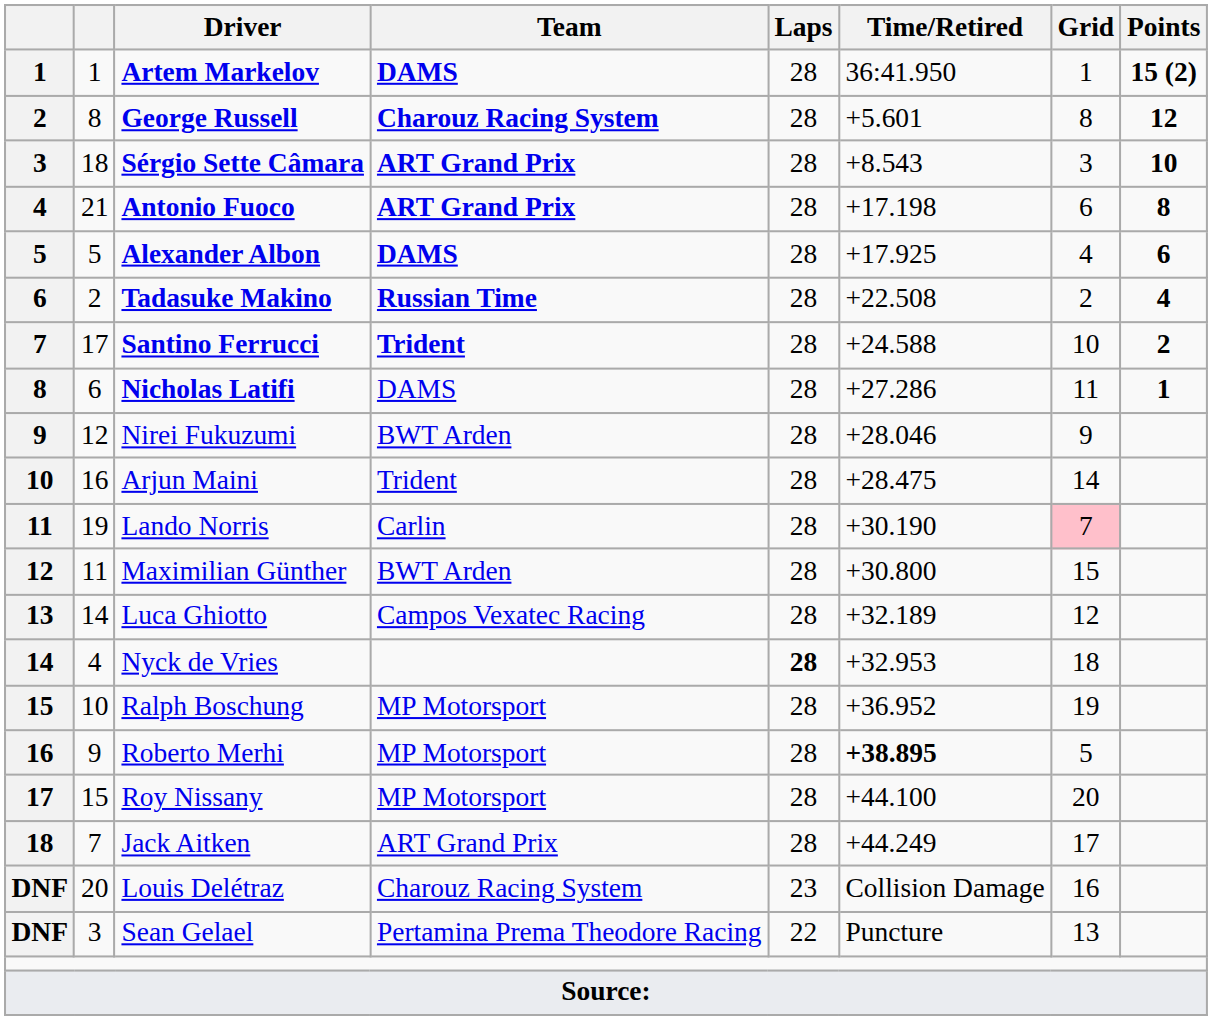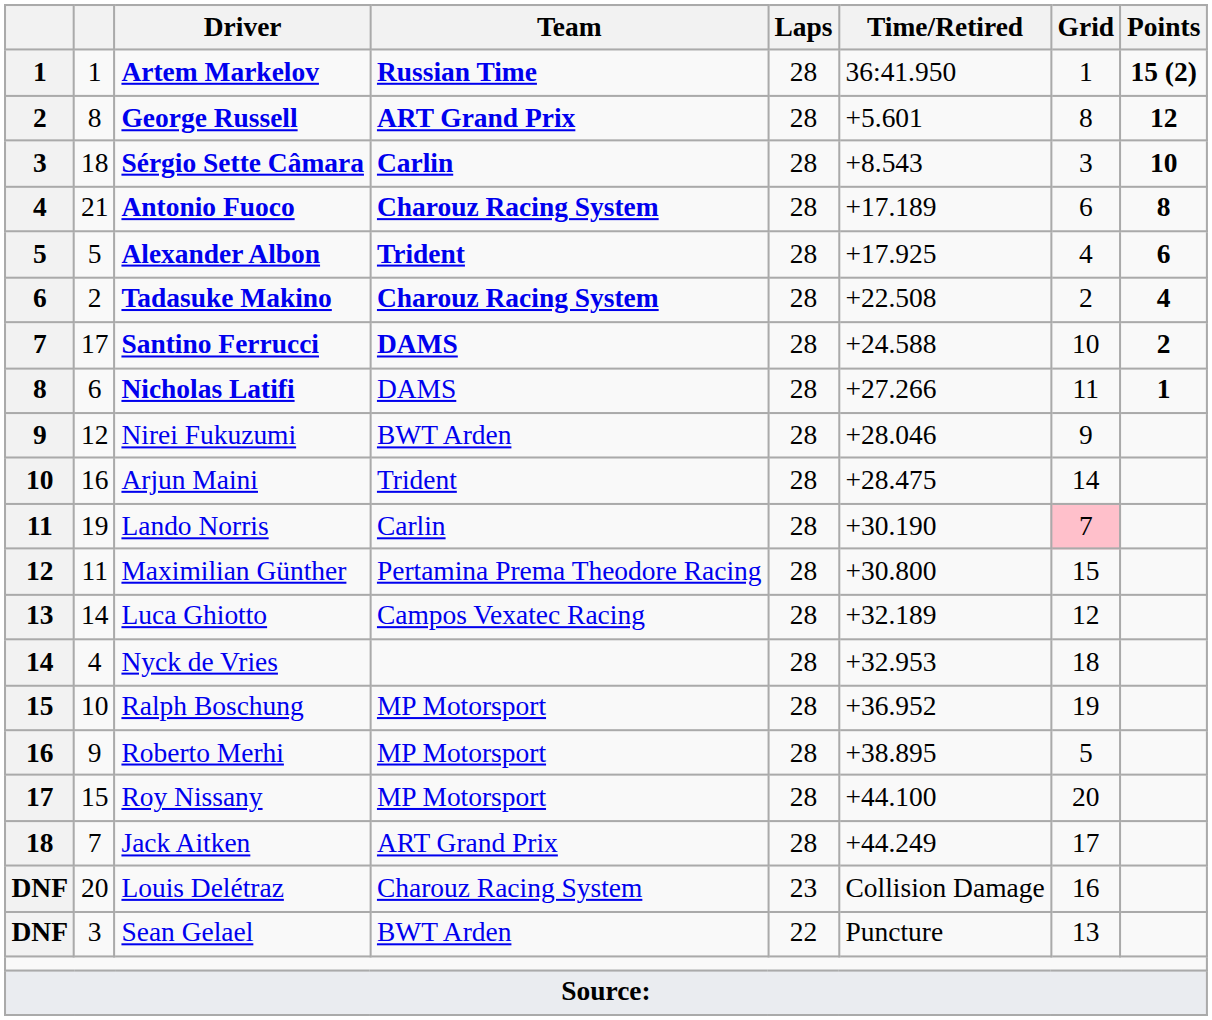(417, 72) DAMS -> (457, 72) Russian Time
(518, 117) Charouz Racing System -> (476, 117) ART Grand Prix
(476, 162) ART Grand Prix -> (415, 162) Carlin
(476, 208) ART Grand Prix -> (518, 208) Charouz Racing System
(891, 208) +17.198 -> (891, 208) +17.189
(417, 253) DAMS -> (421, 253) Trident
(457, 298) Russian Time -> (518, 298) Charouz Racing System
(421, 344) Trident -> (417, 344) DAMS
(891, 389) +27.286 -> (891, 389) +27.266
(444, 570) BWT Arden -> (569, 570) Pertamina Prema Theodore Racing
(804, 661) bold -> (804, 661) normal
(891, 751) bold -> (891, 751) normal
(569, 933) Pertamina Prema Theodore Racing -> (444, 933) BWT Arden
